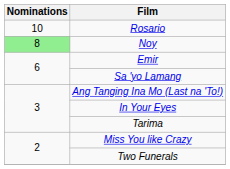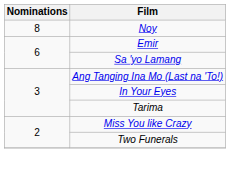- row: (148, 28)
(37, 44) lightgreen background -> (37, 28) no background
